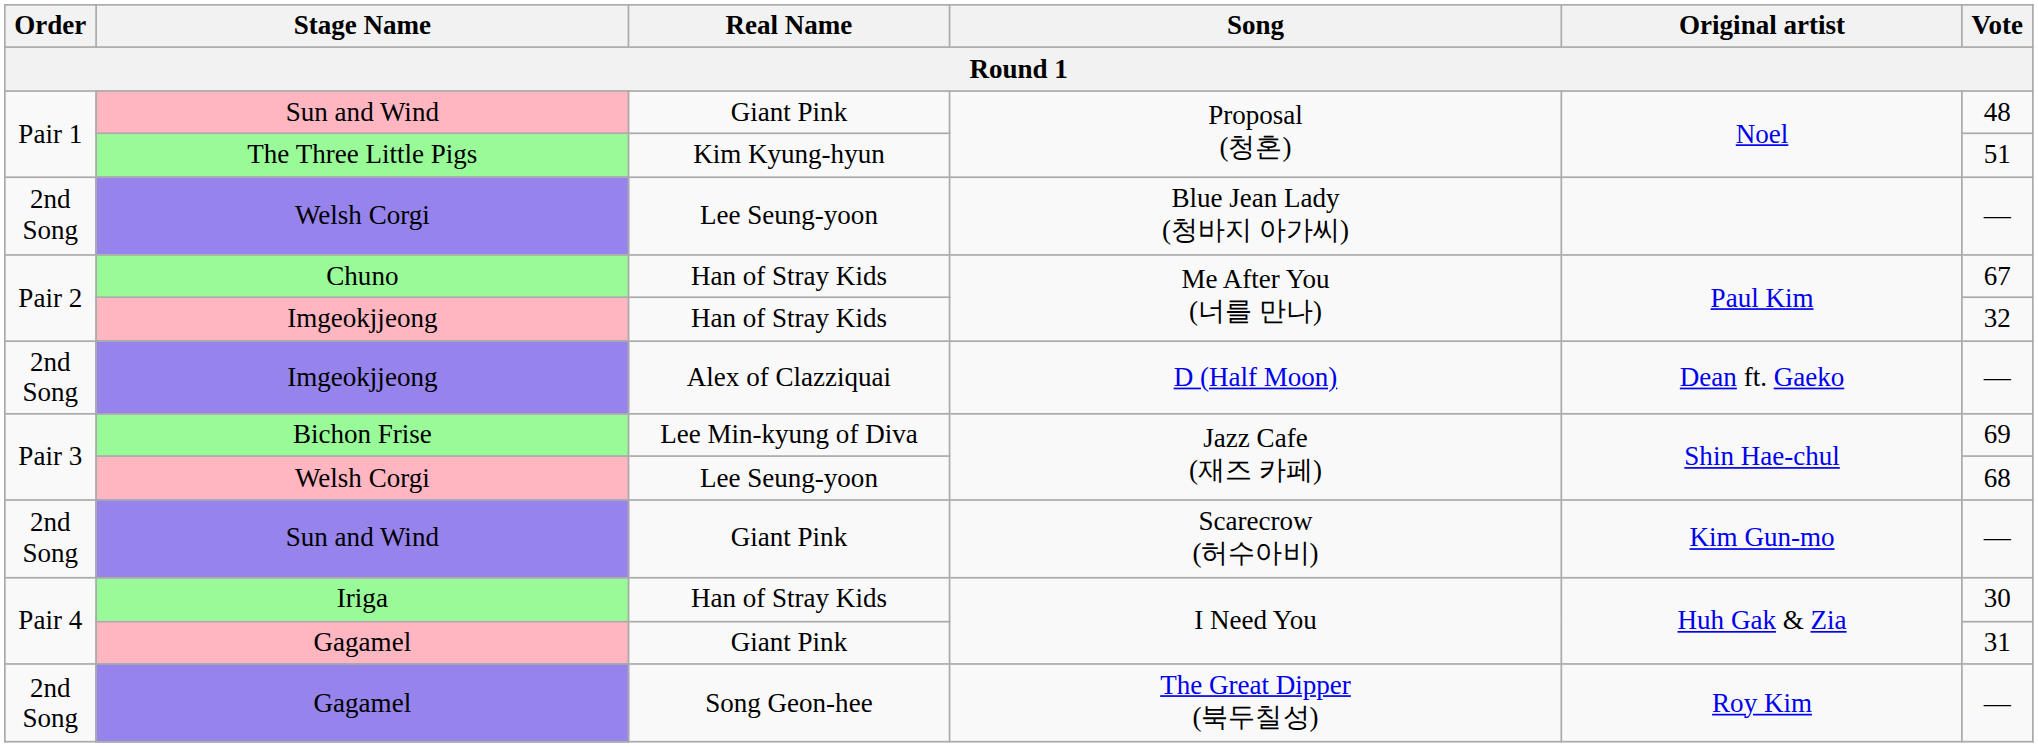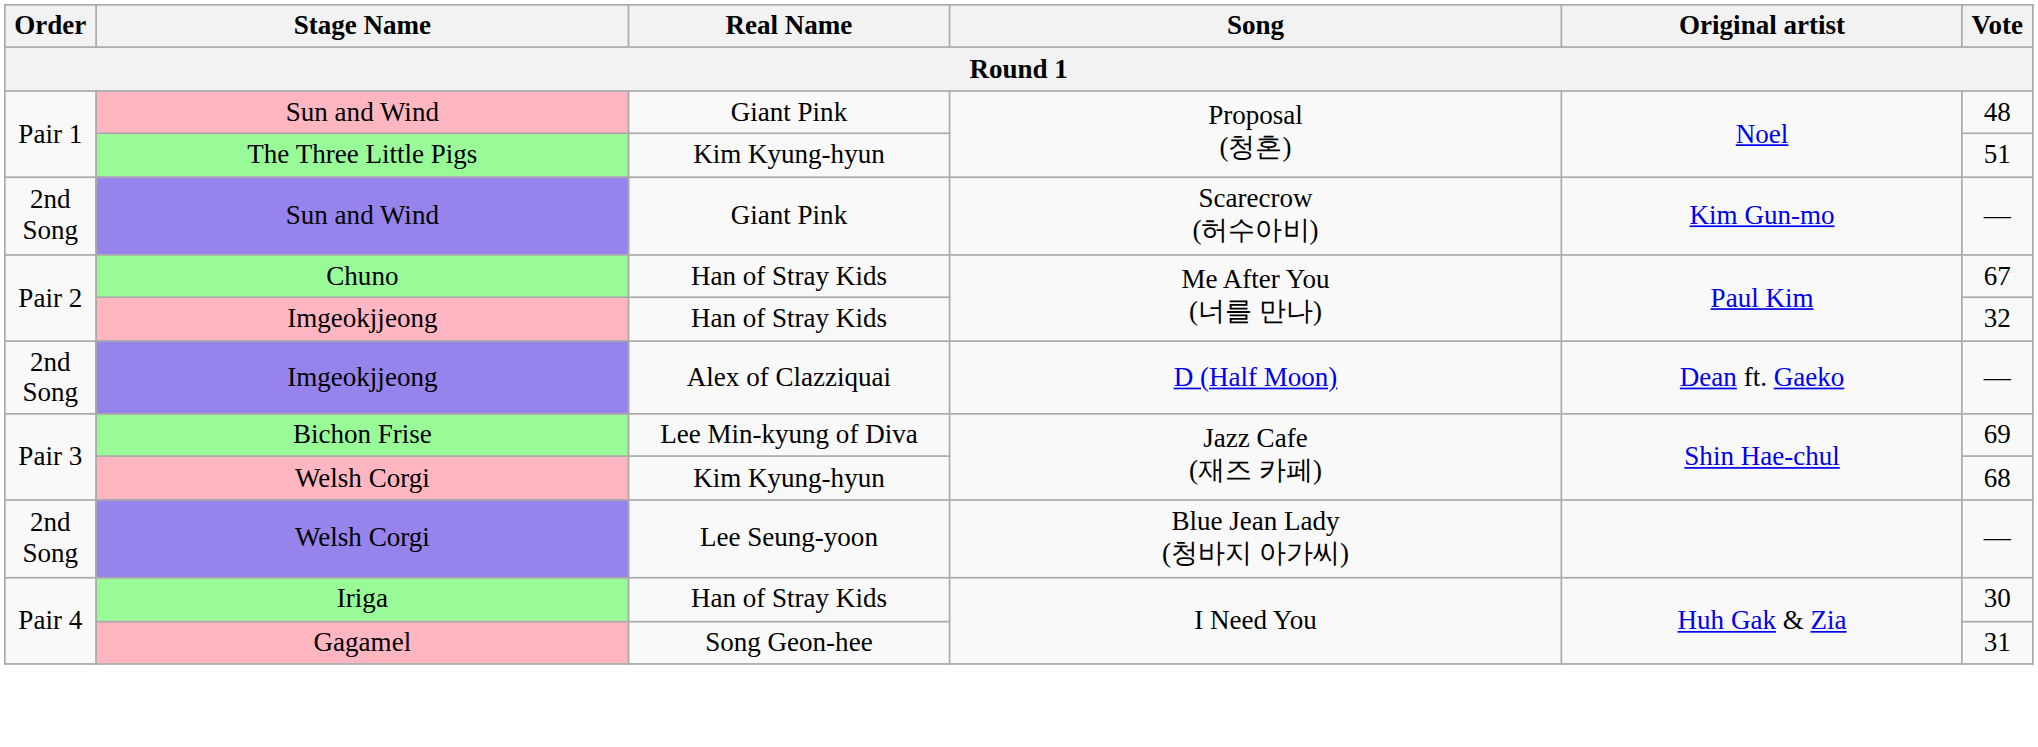rows swapped: (362, 538) <-> (362, 215)
(789, 477) Lee Seung-yoon -> (789, 477) Kim Kyung-hyun
(789, 641) Giant Pink -> (789, 641) Song Geon-hee
- row: (362, 702)
